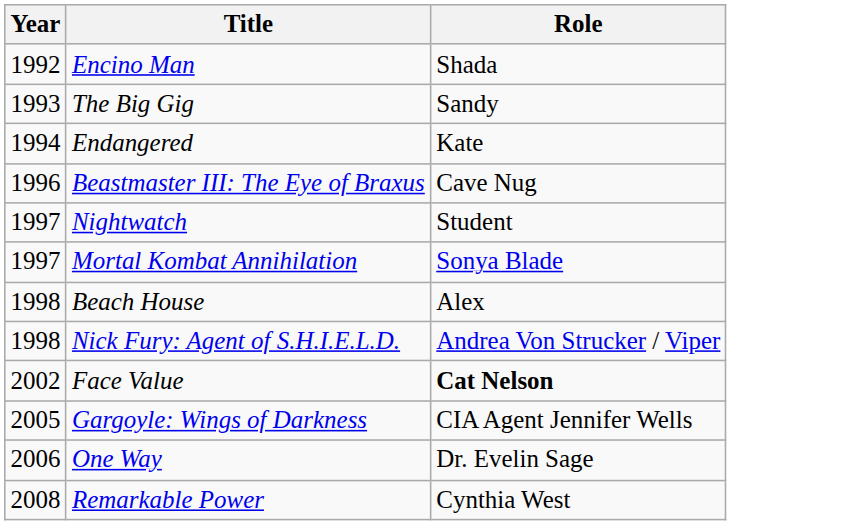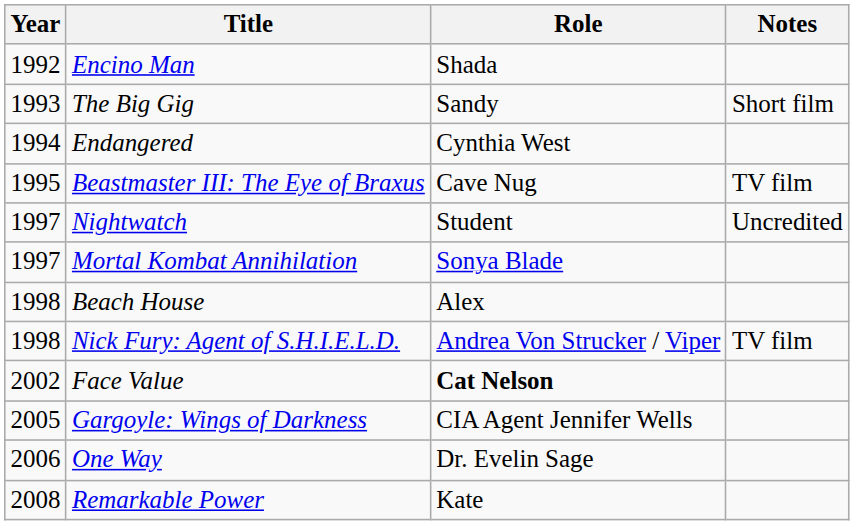+ column: (787, 24)
(460, 143) Kate -> (503, 143) Cynthia West
(35, 182) 1996 -> (35, 182) 1995
(503, 499) Cynthia West -> (460, 499) Kate
